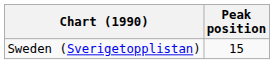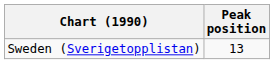(236, 49) 15 -> (236, 49) 13
